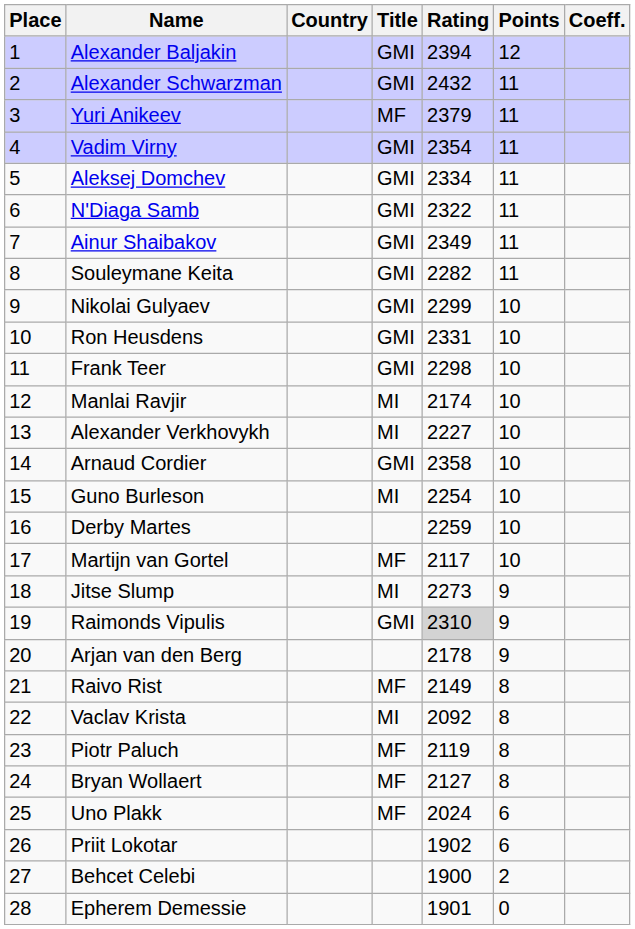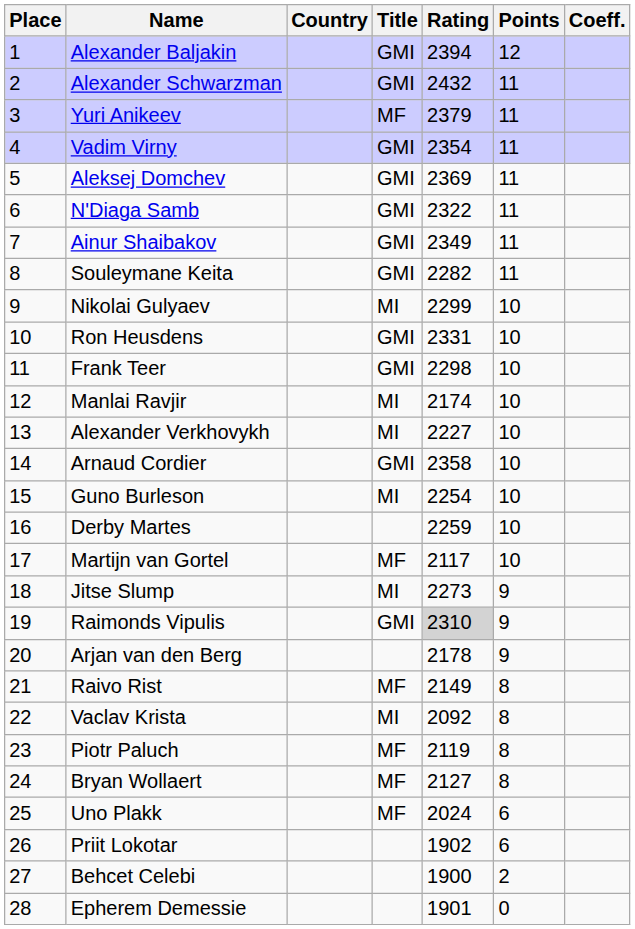(449, 178) 2334 -> (449, 178) 2369
(396, 305) GMI -> (388, 305) MI
